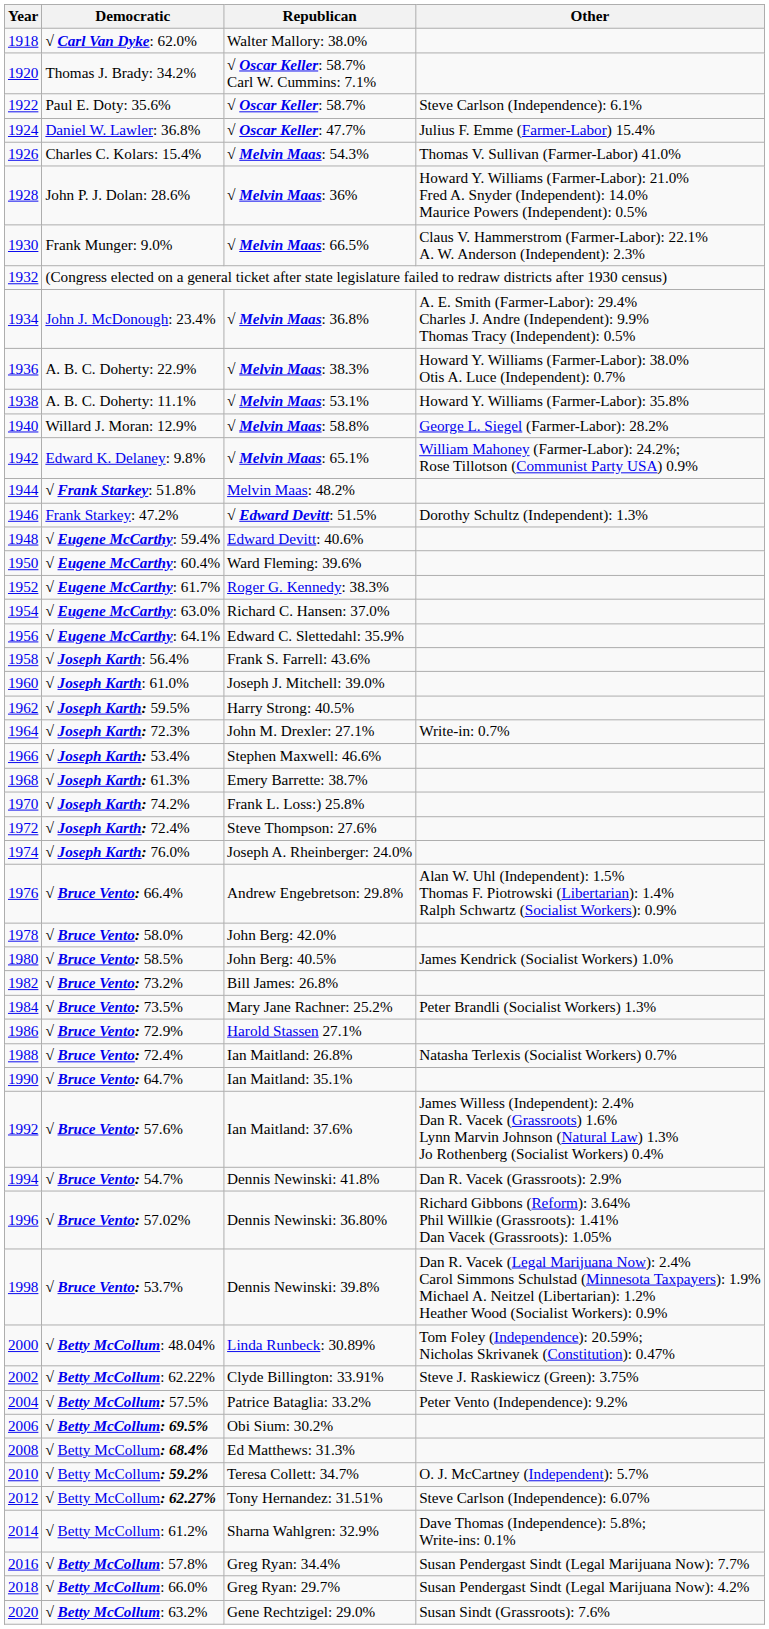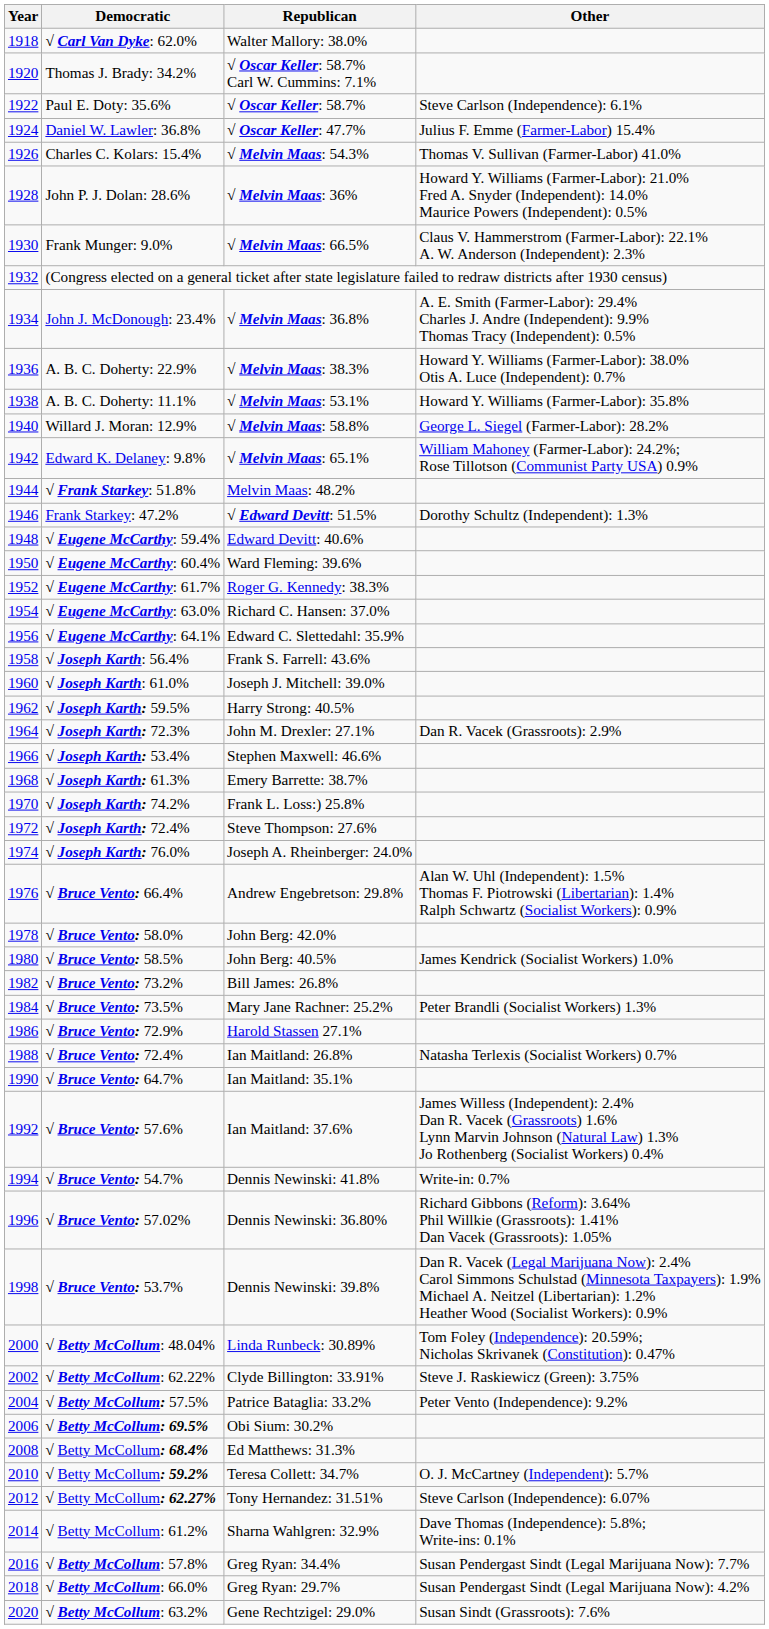(464, 731) Write-in: 0.7% -> (520, 731) Dan R. Vacek (Grassroots): 2.9%
(520, 1178) Dan R. Vacek (Grassroots): 2.9% -> (464, 1178) Write-in: 0.7%
